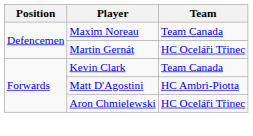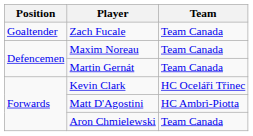+ row: (98, 31)
(203, 49) HC Oceláři Třinec -> (192, 67) Team Canada
(192, 67) Team Canada -> (203, 85) HC Oceláři Třinec
(203, 103) HC Oceláři Třinec -> (192, 121) Team Canada
